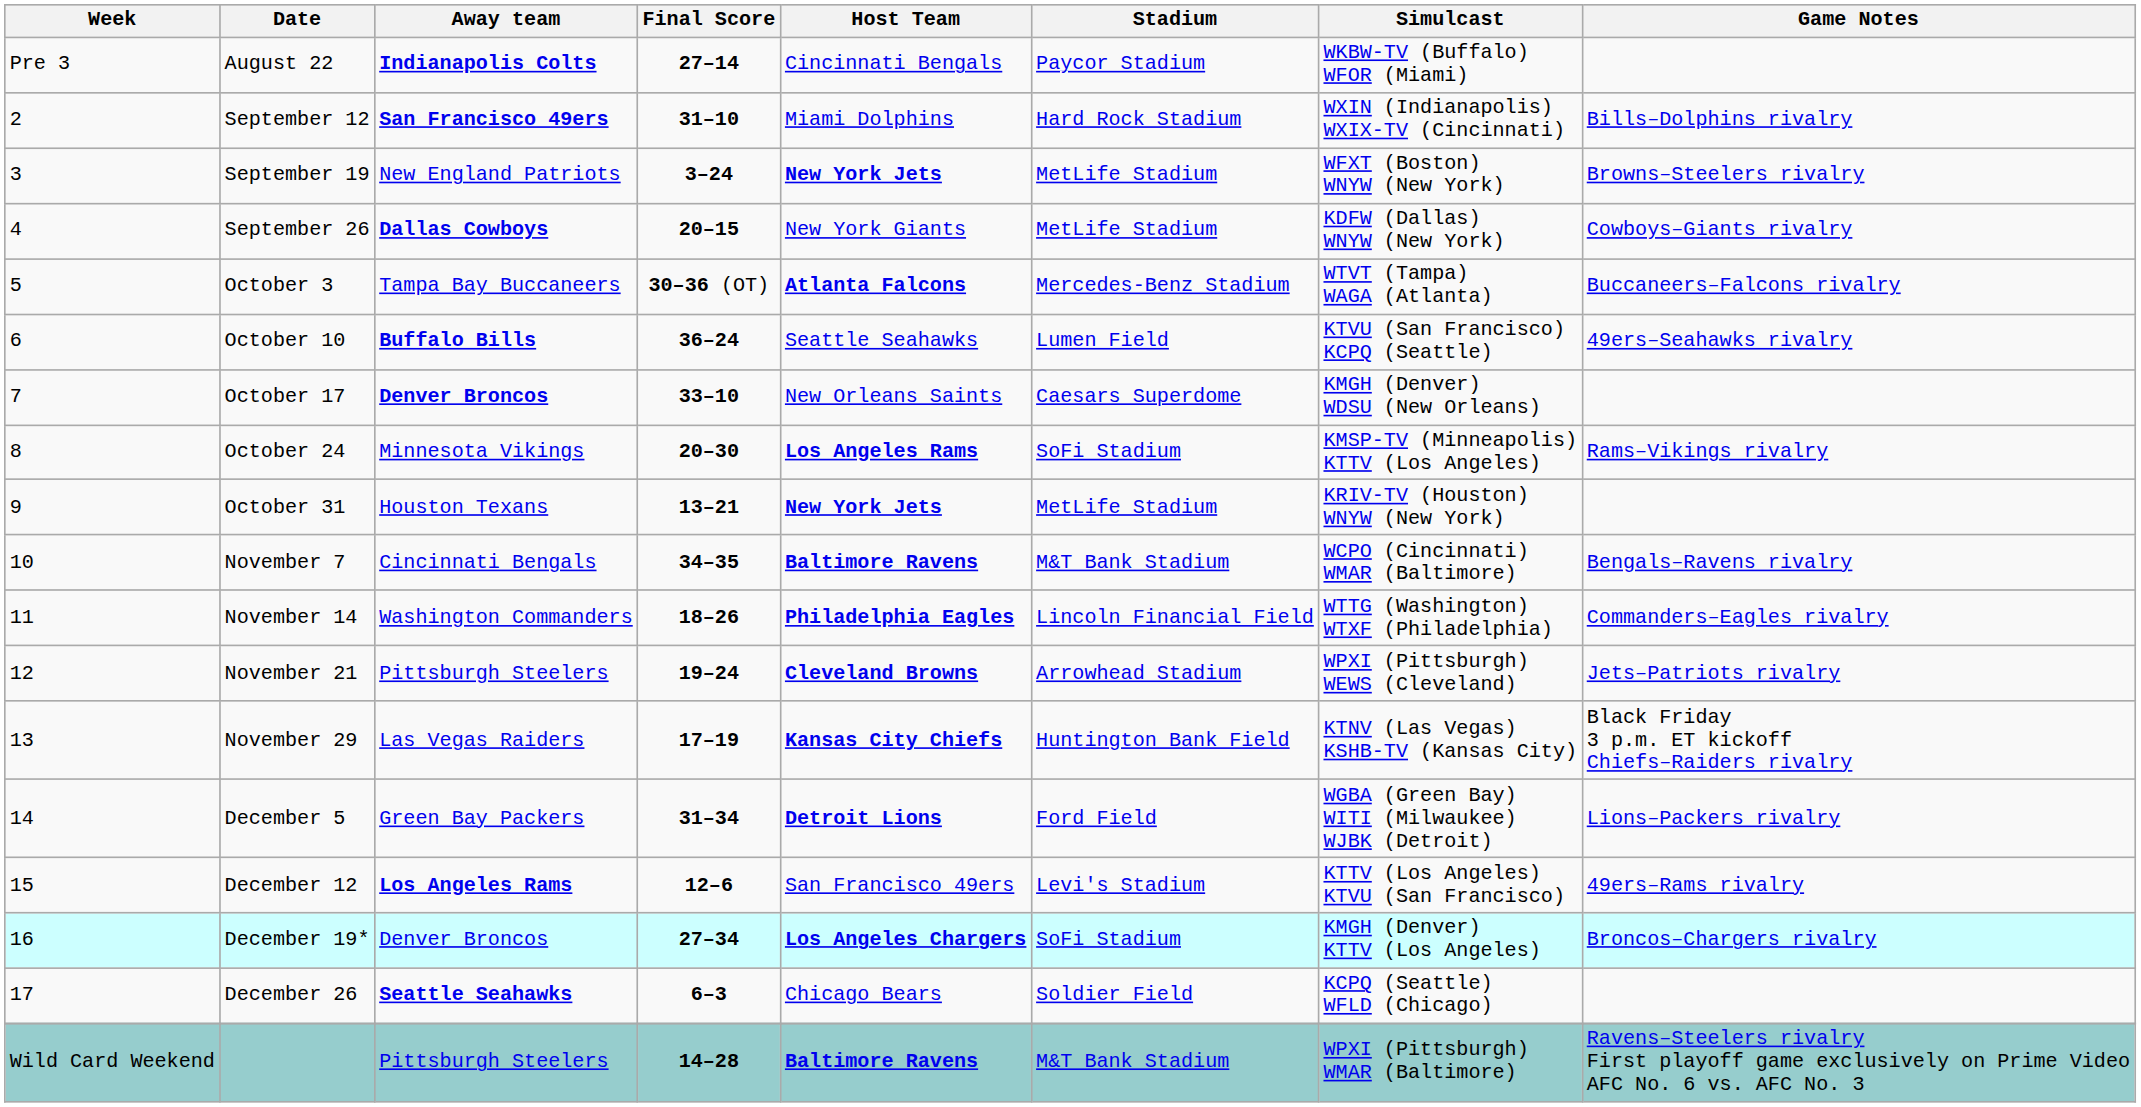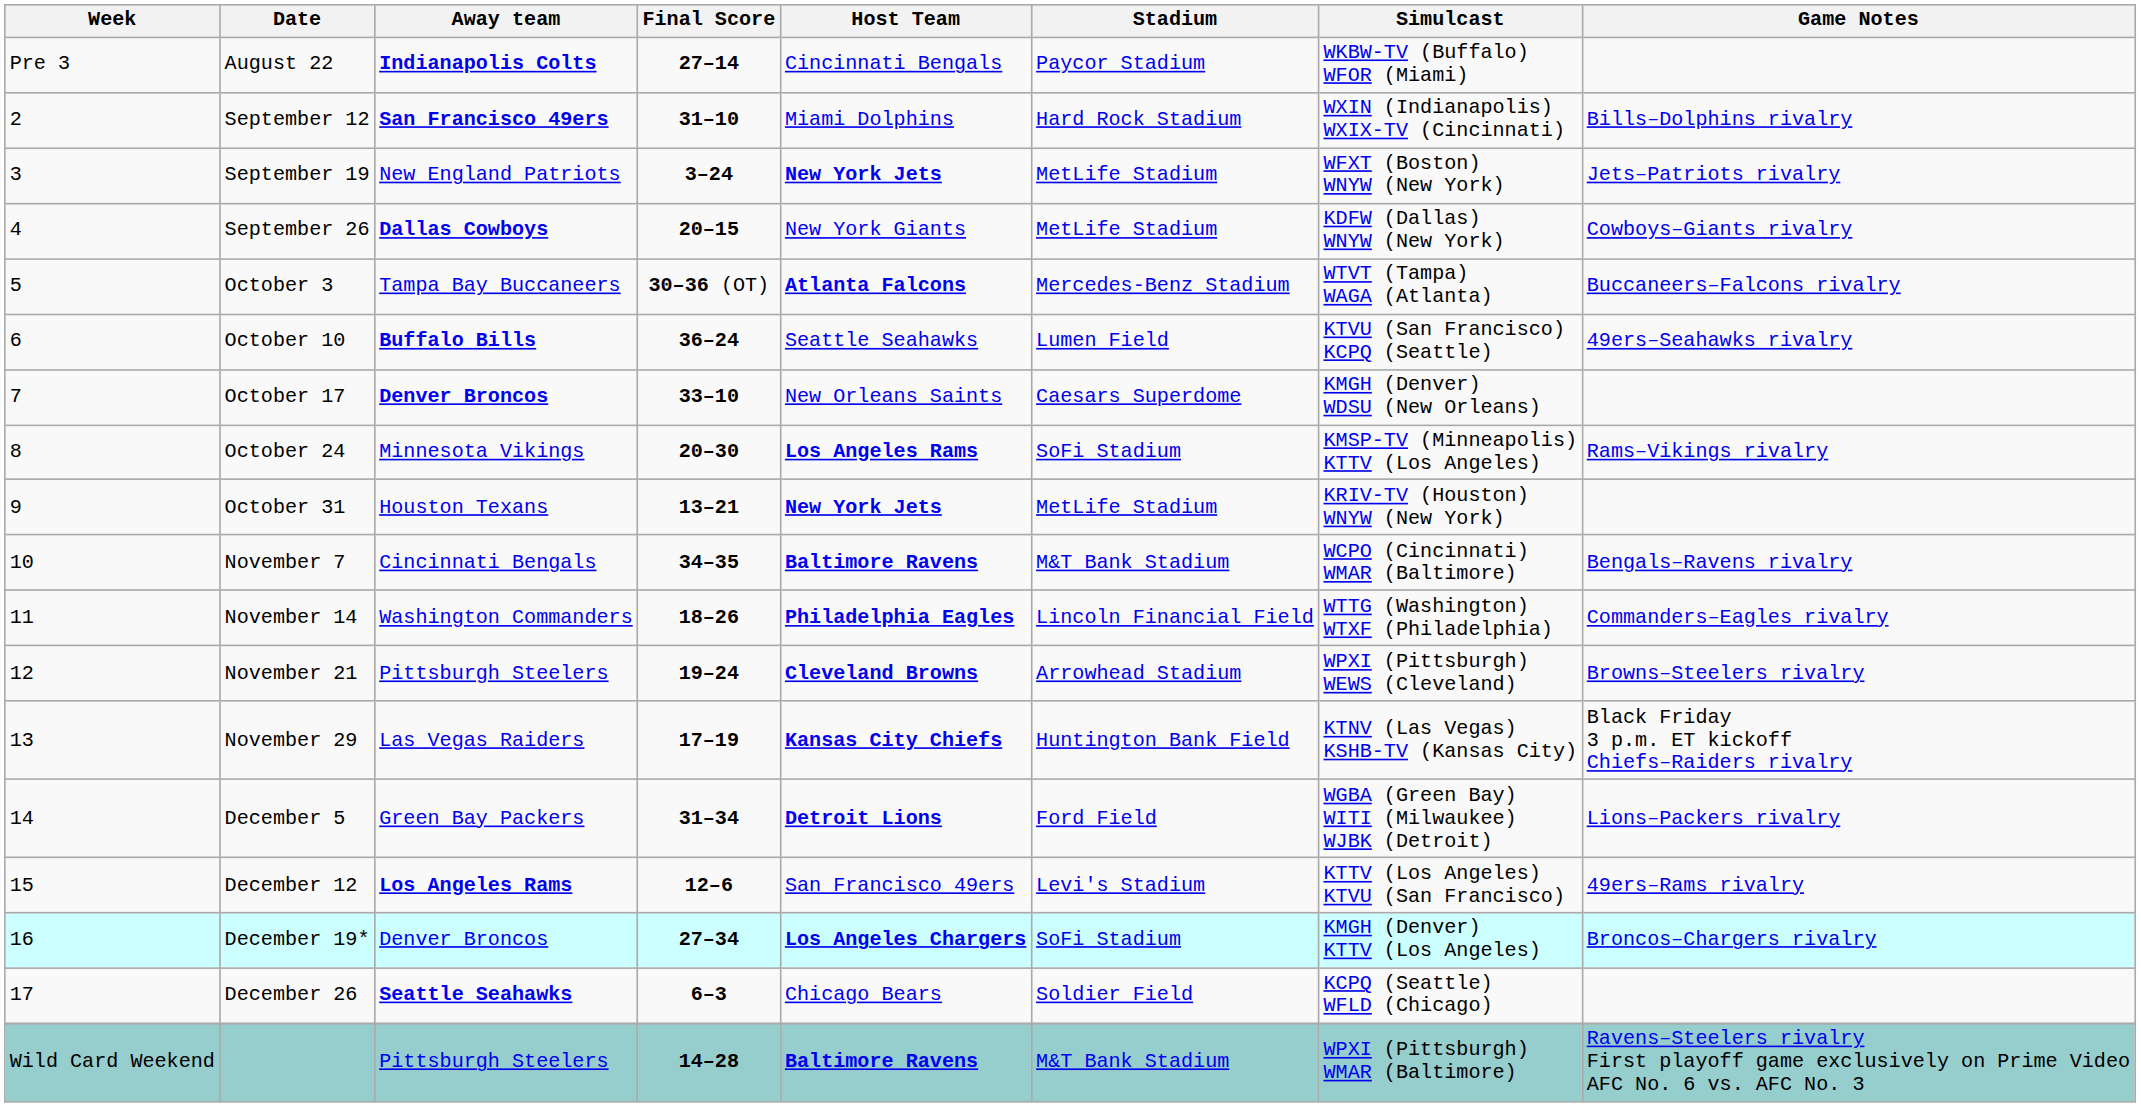(1726, 176) Browns–Steelers rivalry -> (1714, 176) Jets–Patriots rivalry
(1714, 674) Jets–Patriots rivalry -> (1726, 674) Browns–Steelers rivalry
